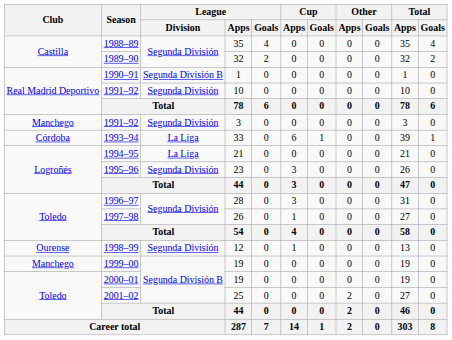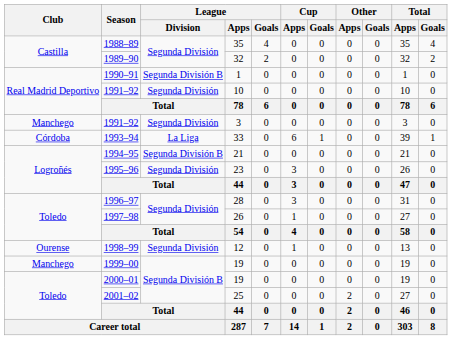(183, 153) La Liga -> (183, 153) Segunda División B
